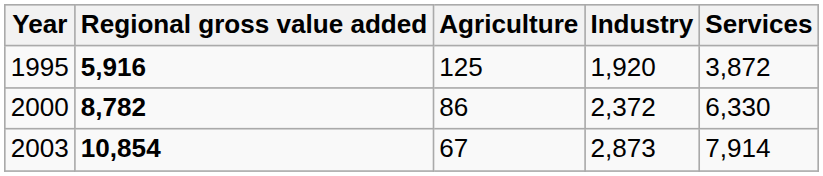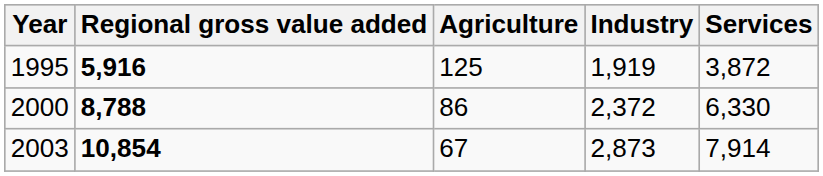(623, 66) 1,920 -> (623, 66) 1,919
(114, 107) 8,782 -> (114, 107) 8,788
